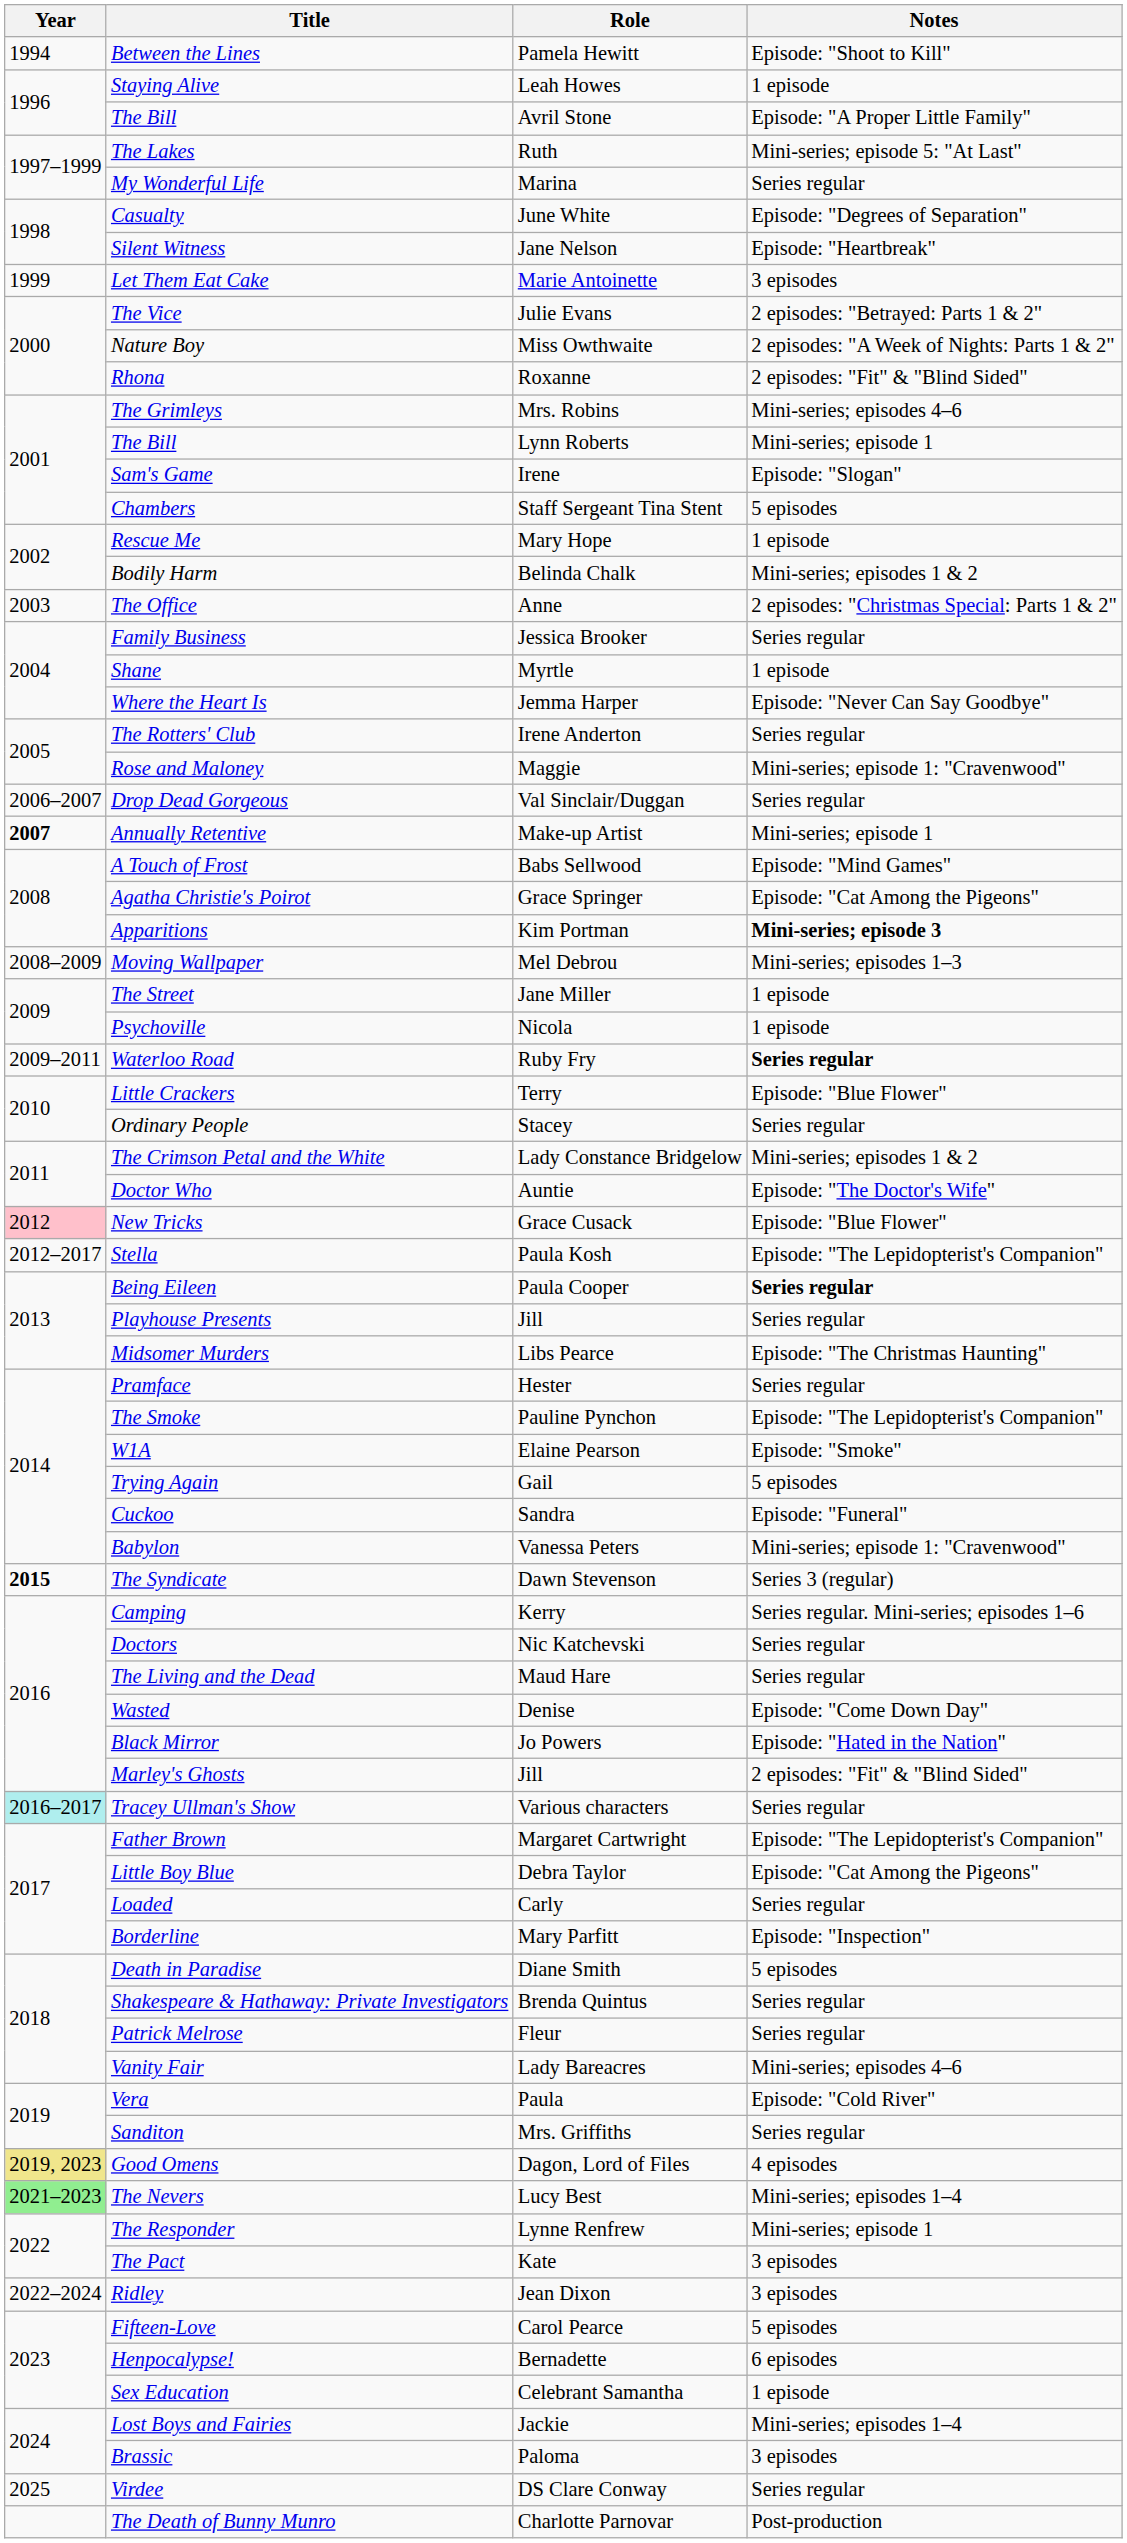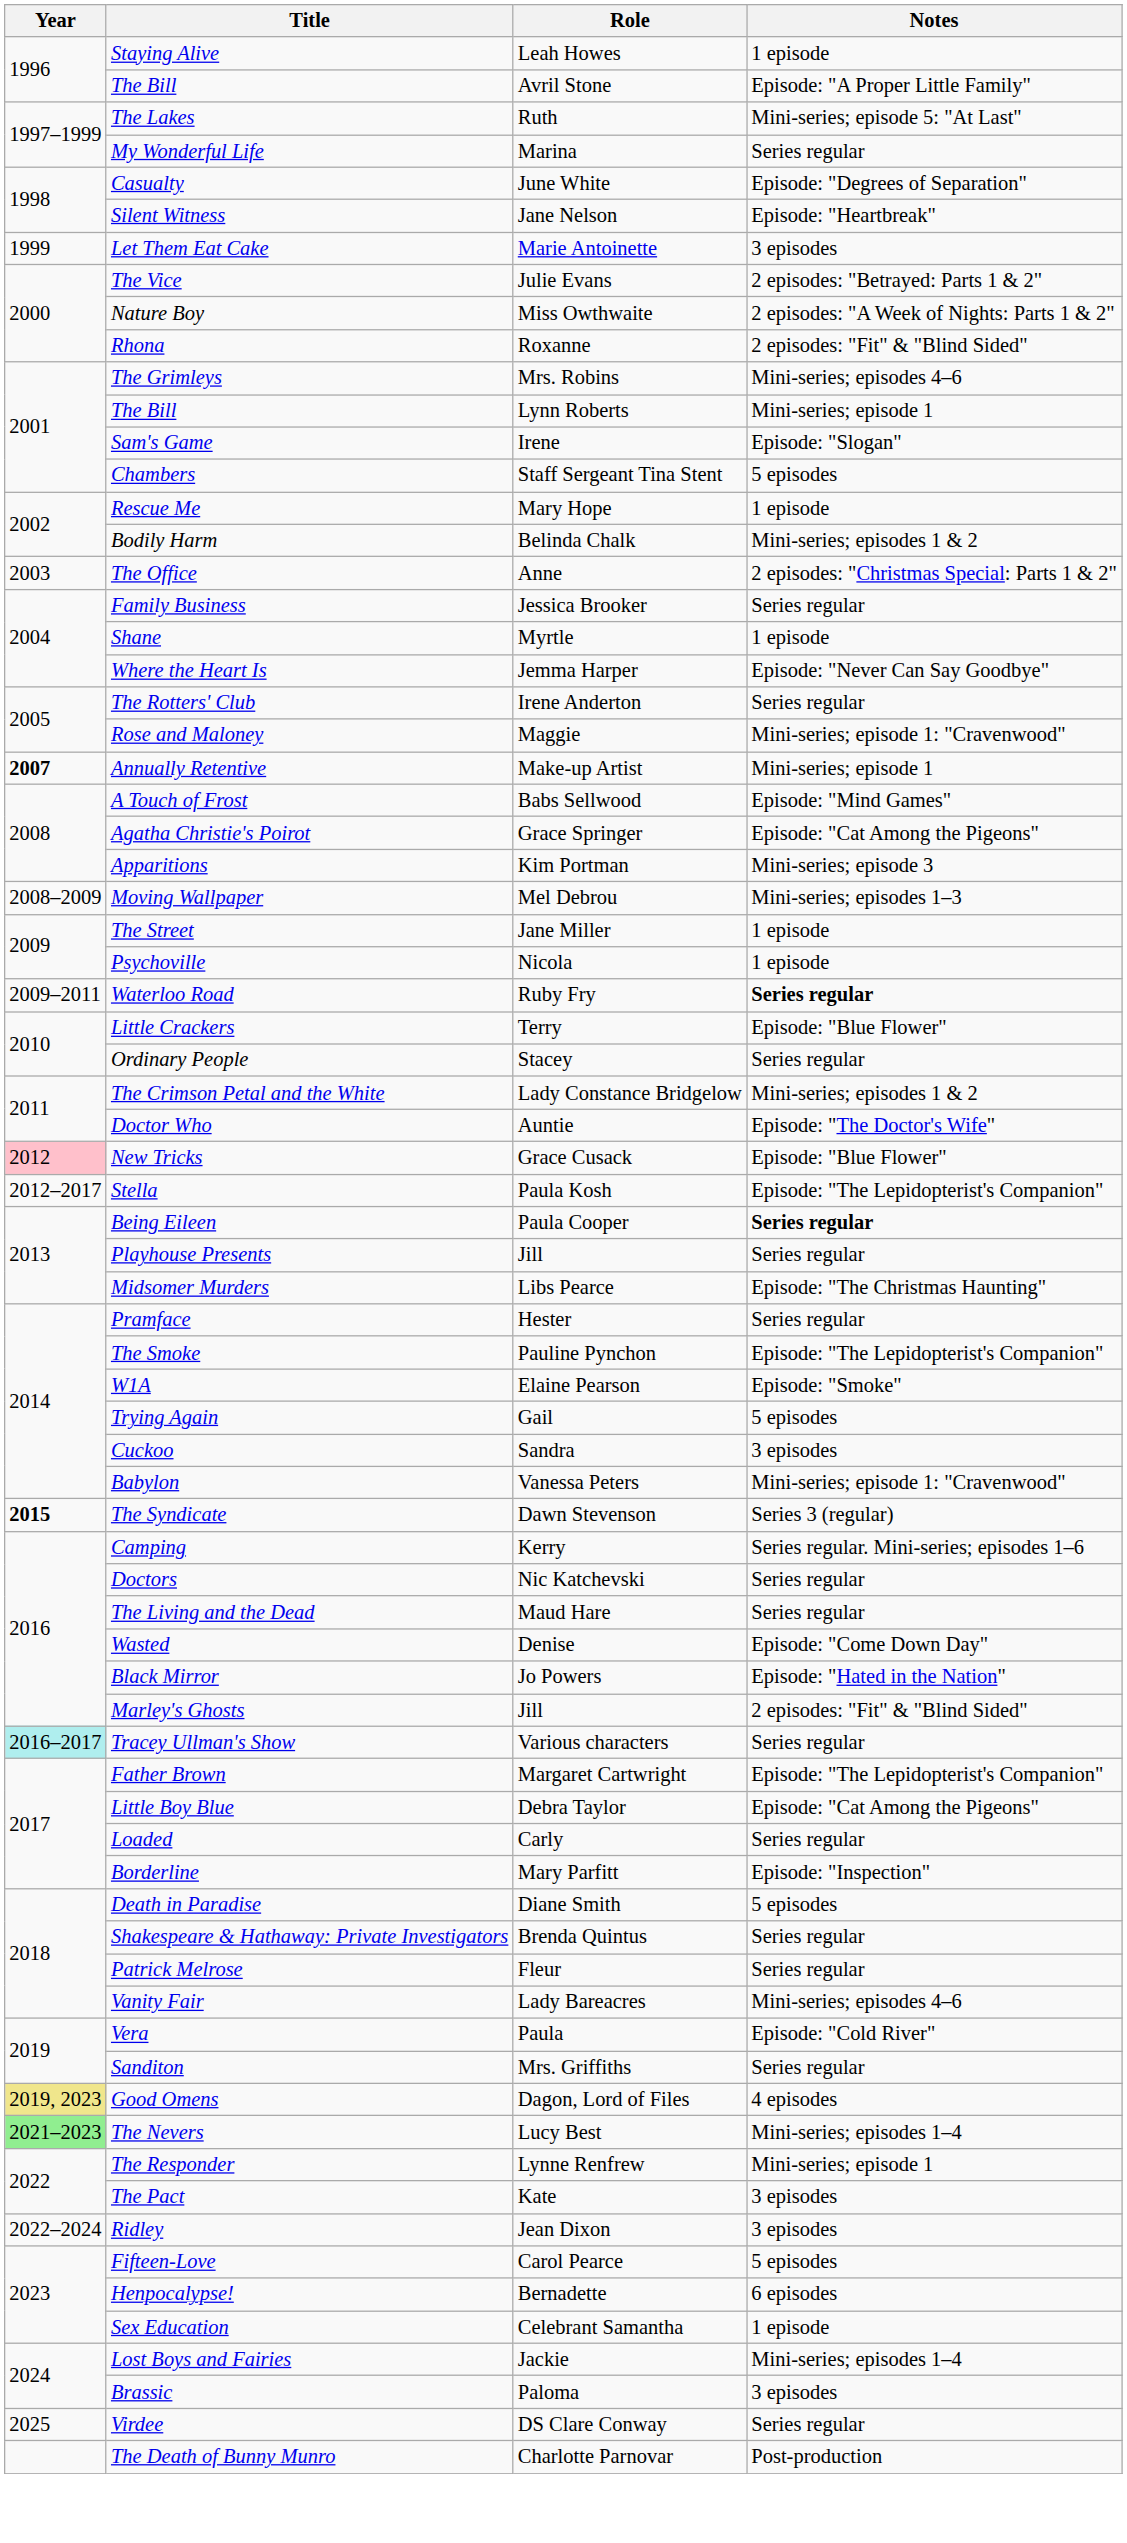- row: (185, 53)
- row: (200, 800)
(846, 930) bold -> (842, 865) normal
(829, 1514) Episode: "Funeral" -> (794, 1449) 3 episodes
